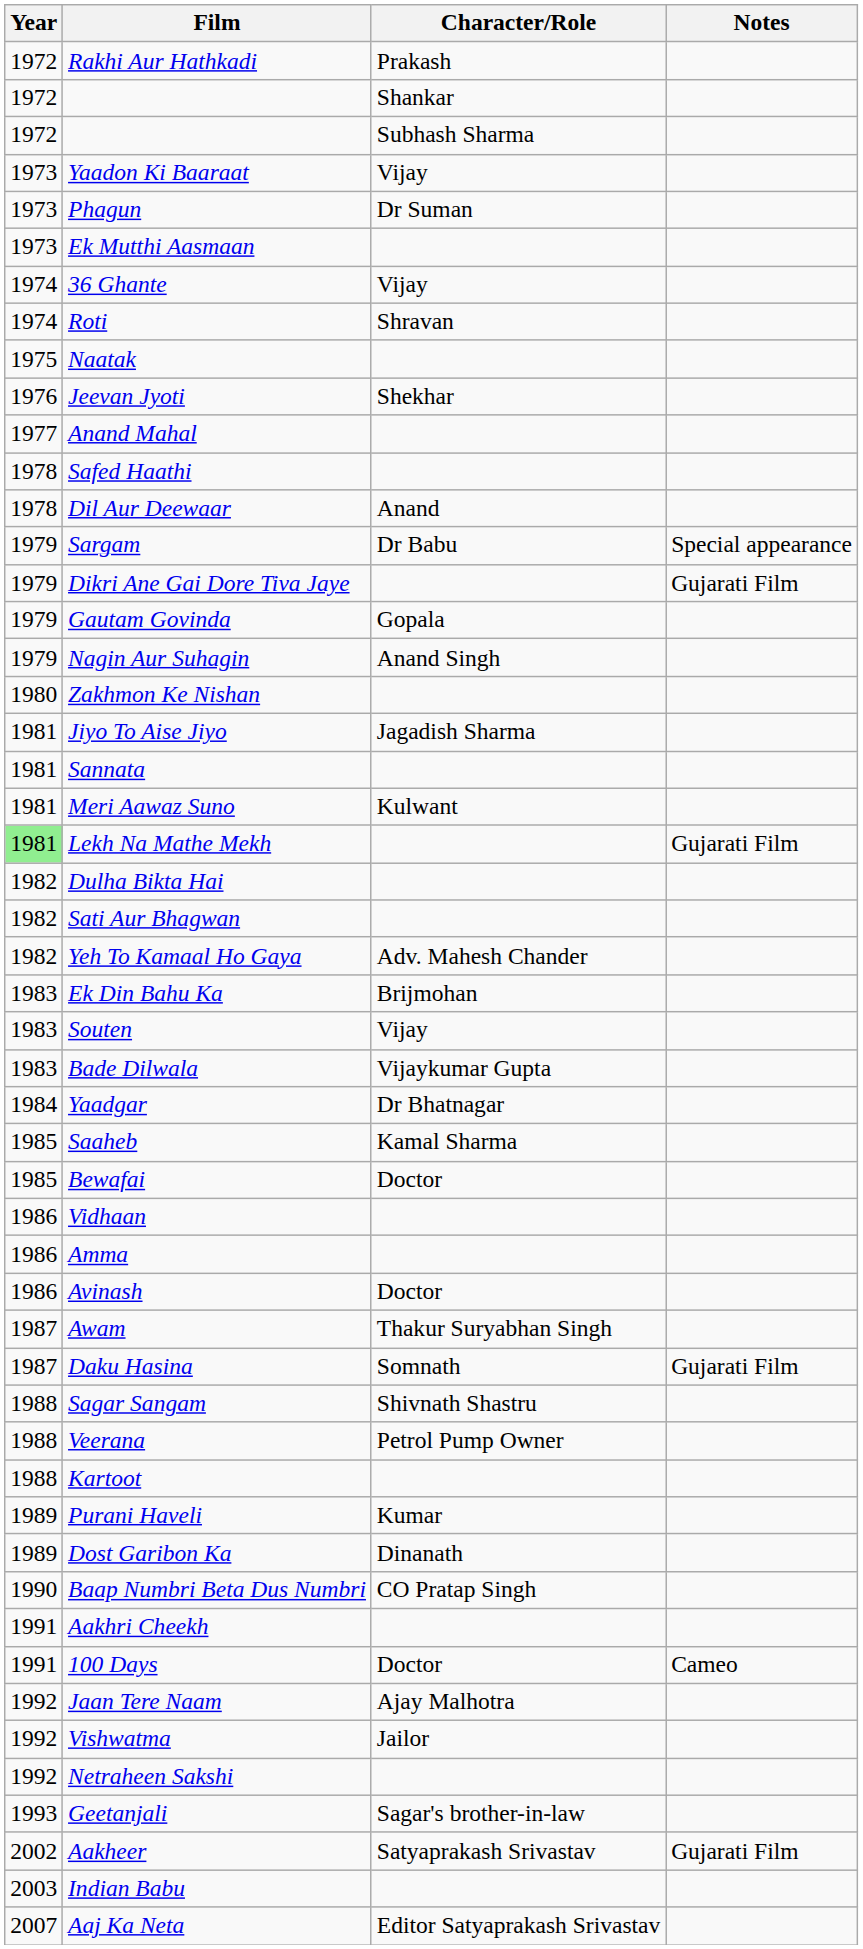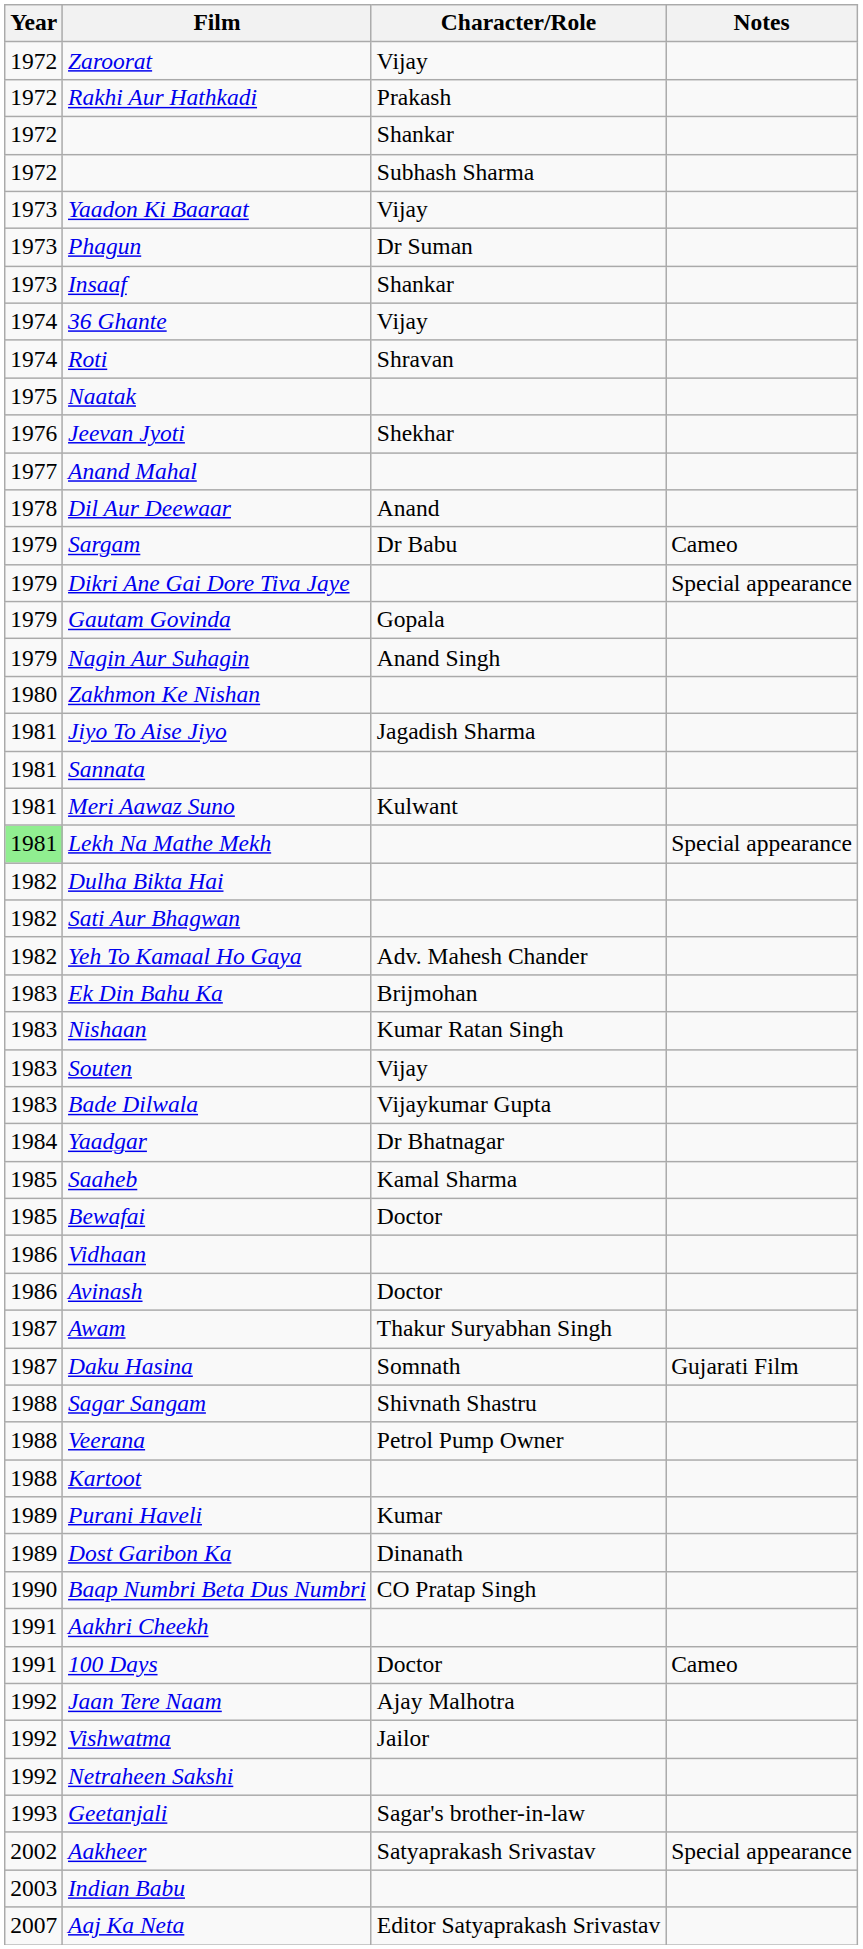+ row: (110, 60)
- row: (161, 246)
+ row: (97, 284)
- row: (130, 470)
(762, 545) Special appearance -> (704, 545) Cameo
(735, 582) Gujarati Film -> (762, 582) Special appearance
(735, 843) Gujarati Film -> (762, 843) Special appearance
+ row: (107, 1030)
- row: (98, 1254)
(735, 1850) Gujarati Film -> (762, 1850) Special appearance
